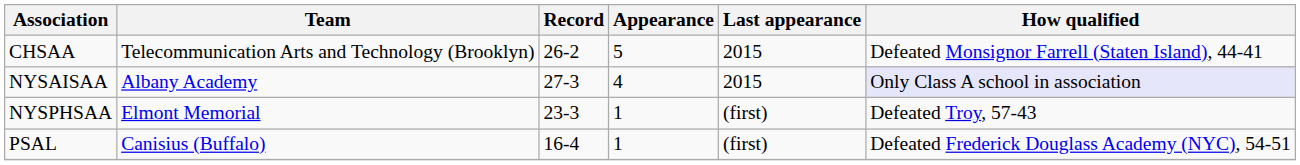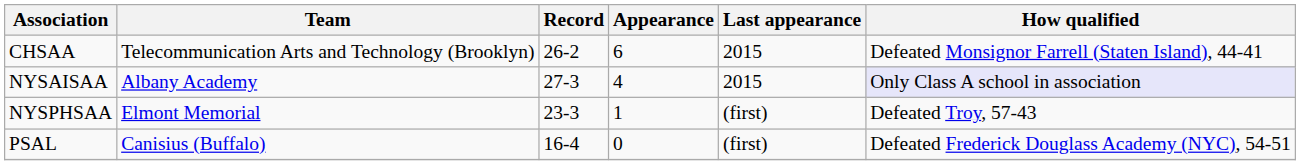(618, 50) 5 -> (618, 50) 6
(618, 143) 1 -> (618, 143) 0
